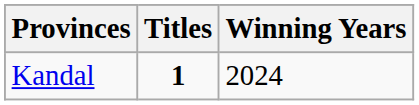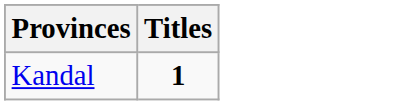- column: (316, 28)
